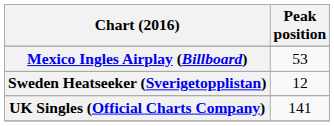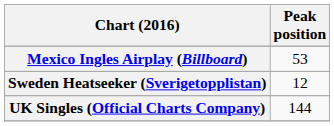(300, 108) 141 -> (300, 108) 144
